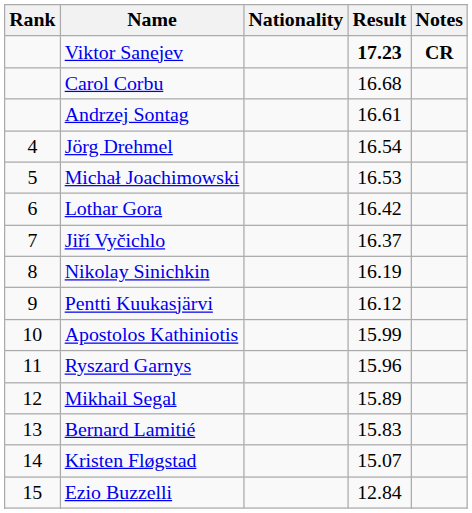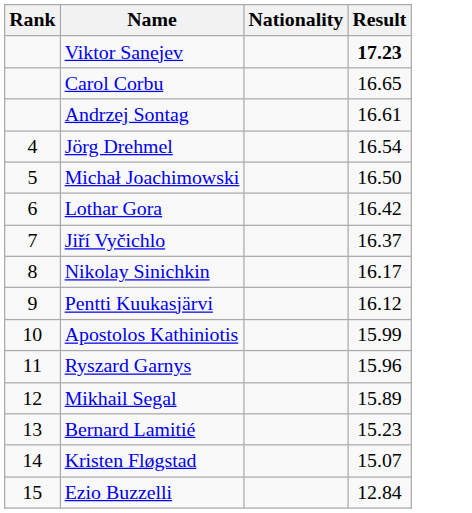- column: (439, 20)
(379, 83) 16.68 -> (379, 83) 16.65
(379, 177) 16.53 -> (379, 177) 16.50
(379, 271) 16.19 -> (379, 271) 16.17
(379, 429) 15.83 -> (379, 429) 15.23
